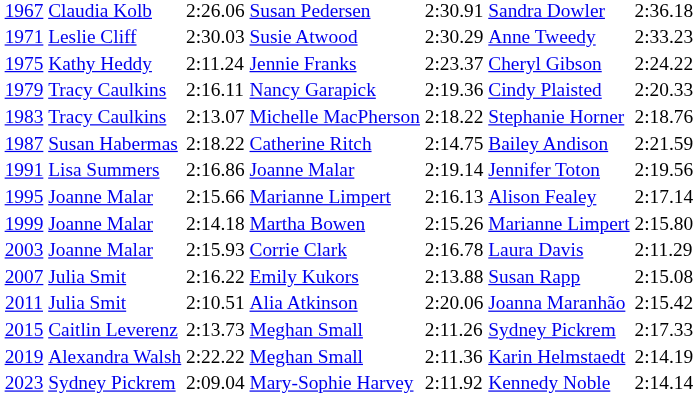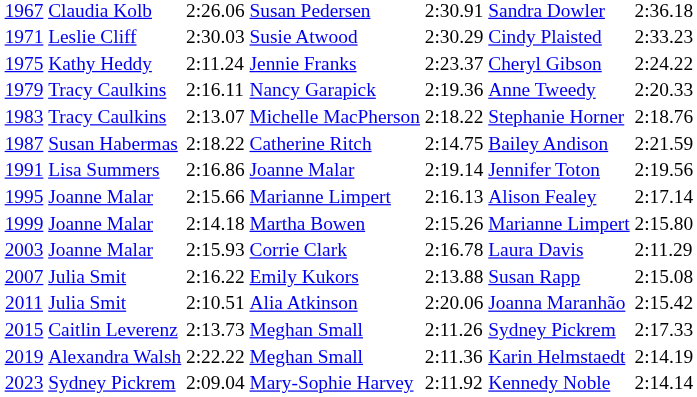(542, 37) Anne Tweedy -> (545, 37) Cindy Plaisted
(545, 90) Cindy Plaisted -> (542, 90) Anne Tweedy
